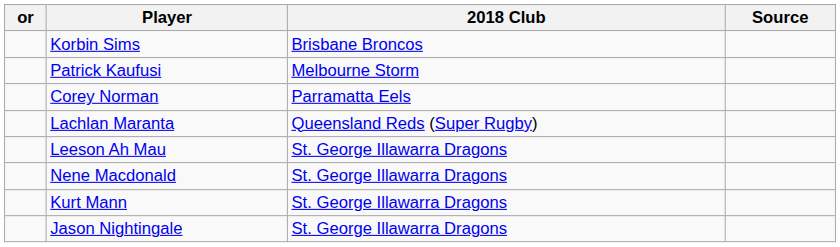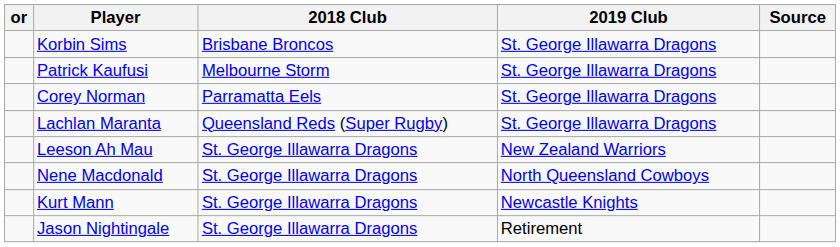+ column: (628, 17)
